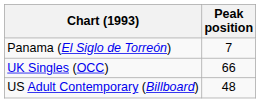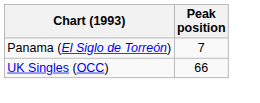- row: (103, 87)
